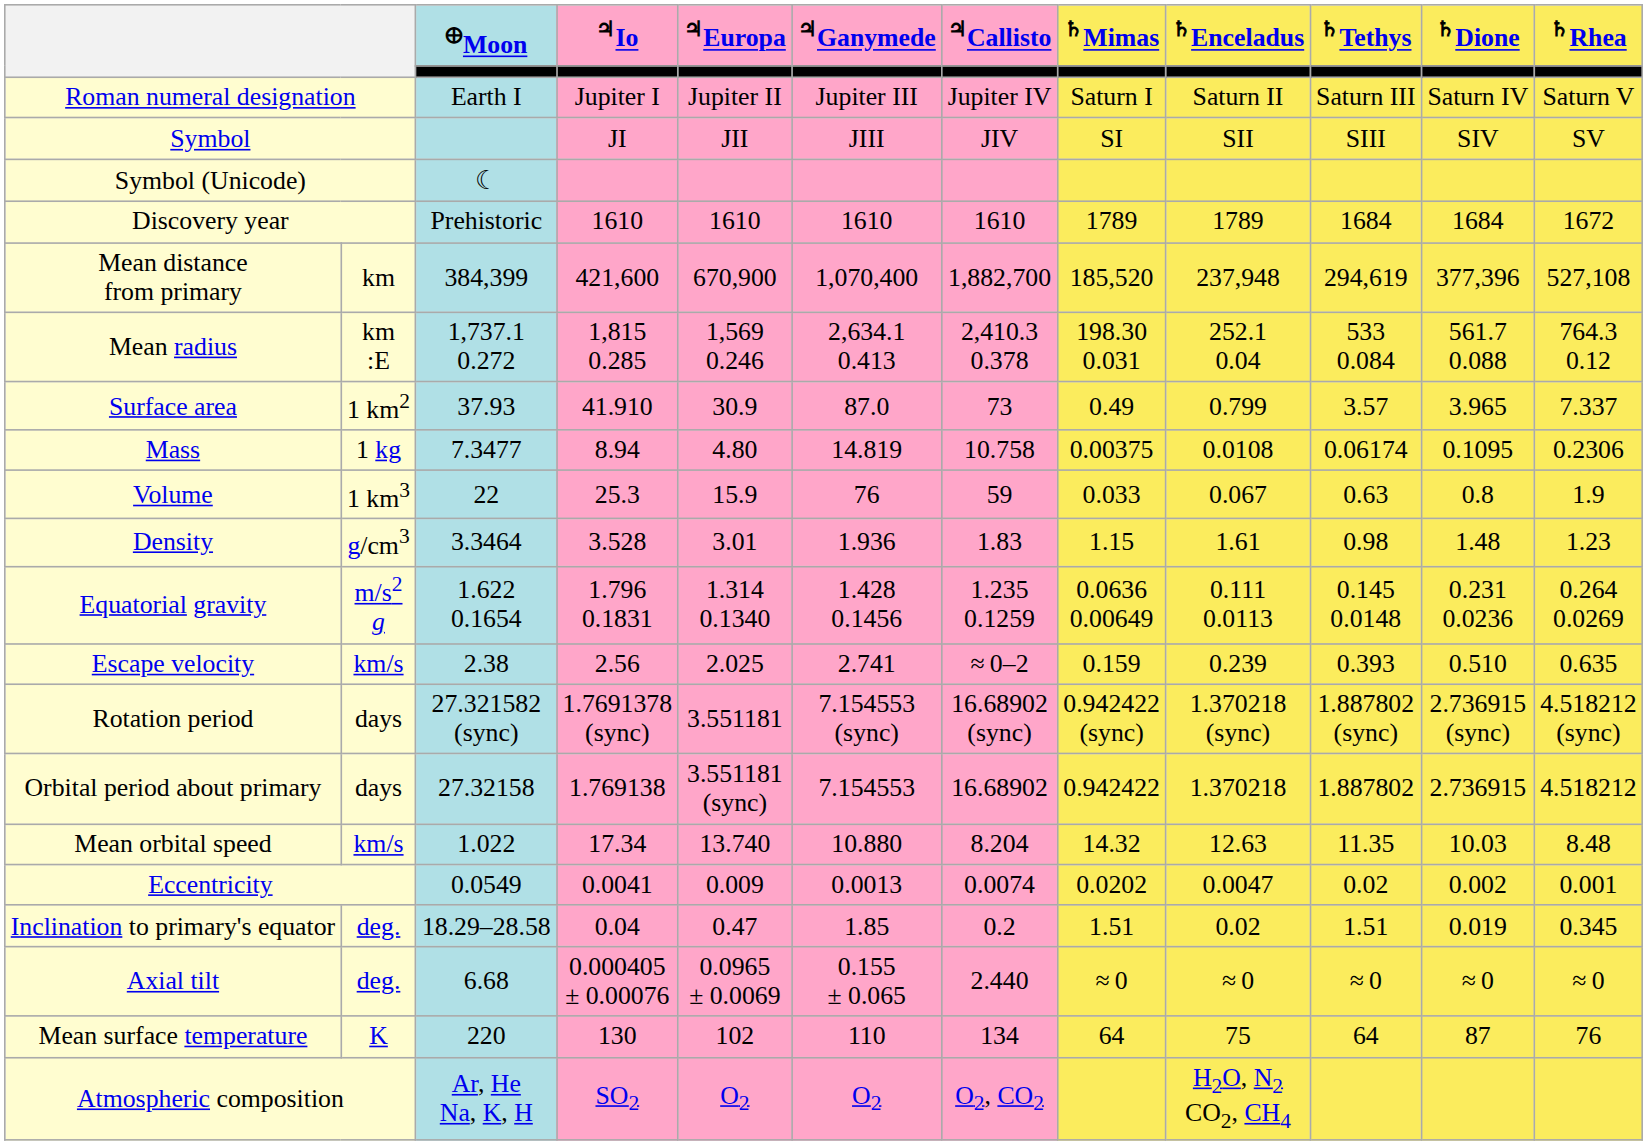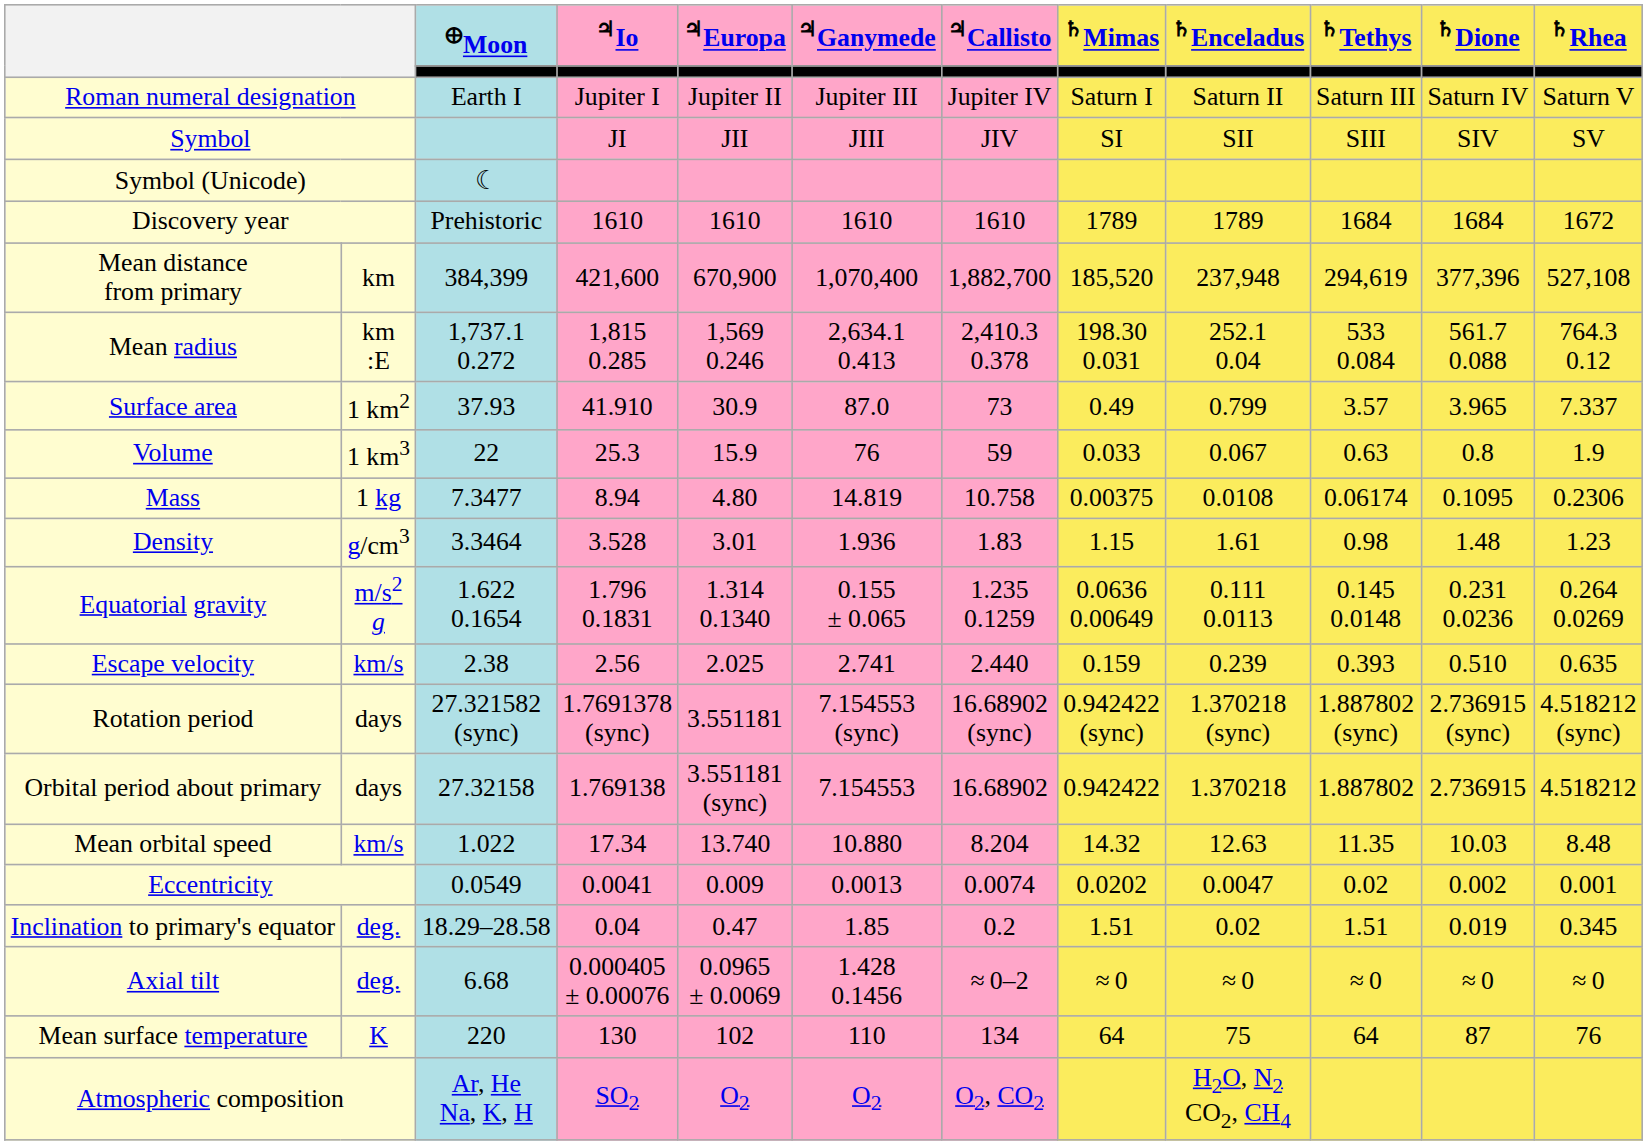rows swapped: (173, 494) <-> (173, 450)
(867, 604) 1.428 0.1456 -> (867, 604) 0.155 ± 0.065
(1000, 663) ≈ 0–2 -> (1000, 663) 2.440
(867, 980) 0.155 ± 0.065 -> (867, 980) 1.428 0.1456
(1000, 980) 2.440 -> (1000, 980) ≈ 0–2
